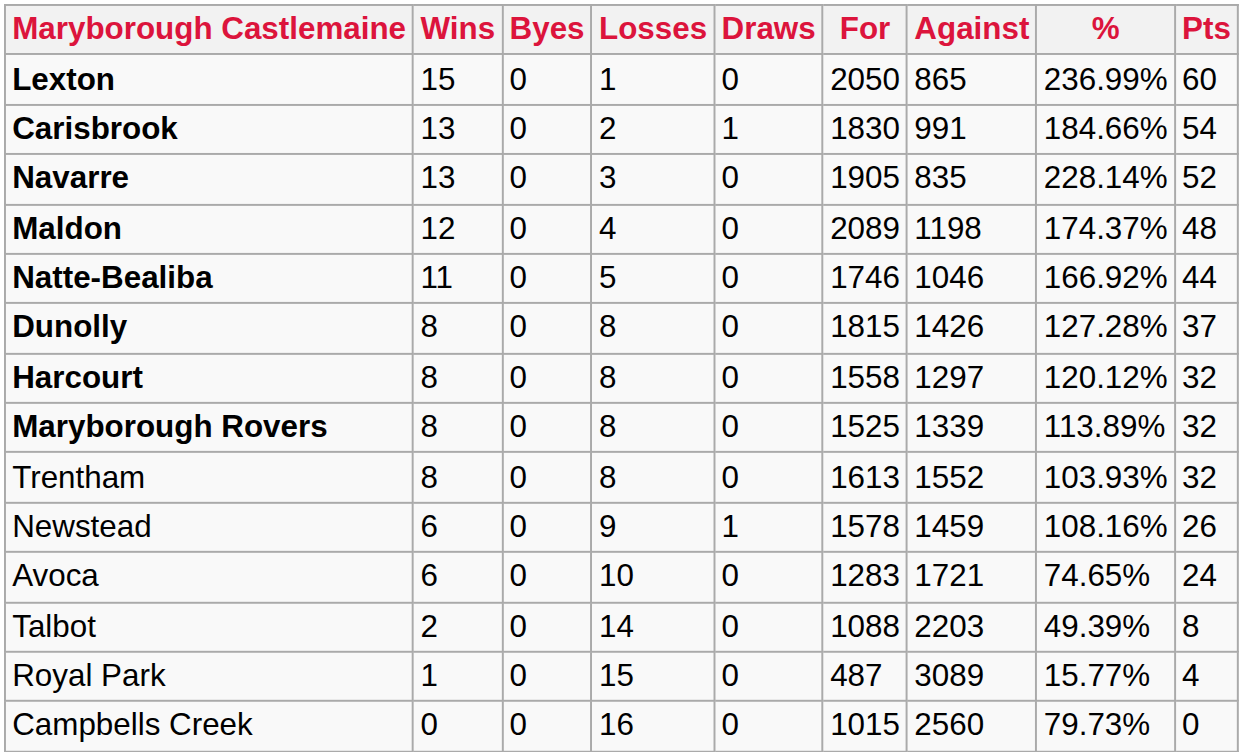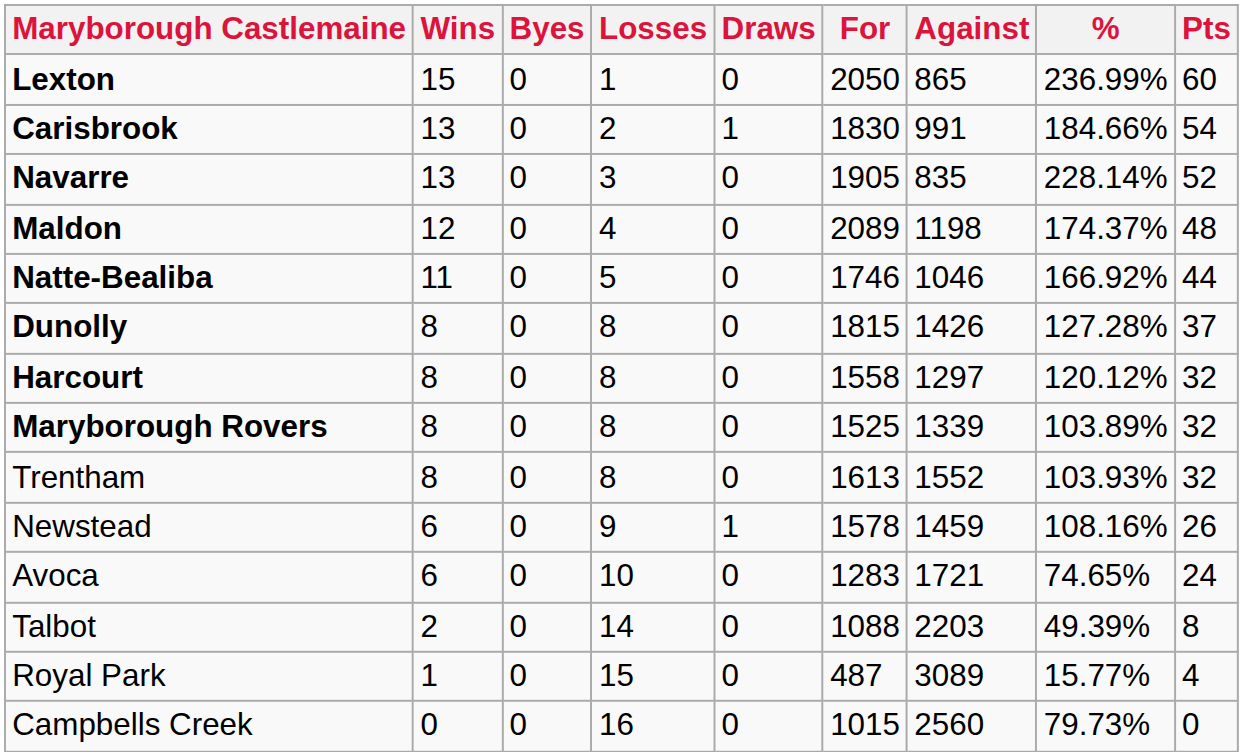(1105, 427) 113.89% -> (1106, 427) 103.89%
